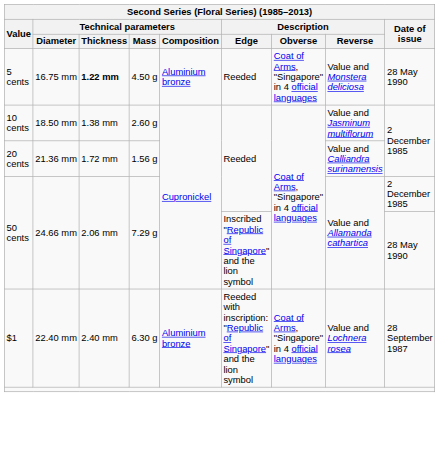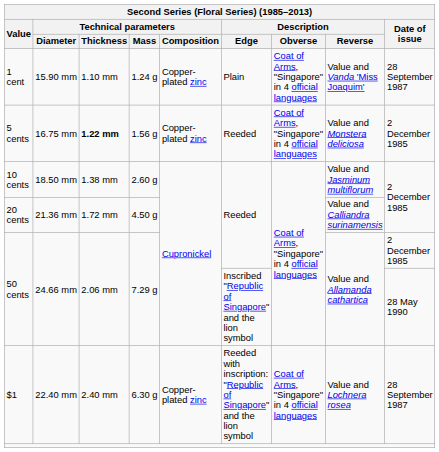+ row: (15, 77)
(144, 77) 4.50 g -> (144, 134) 1.56 g
(184, 77) Aluminium bronze -> (184, 134) Copper-plated zinc
(402, 77) 28 May 1990 -> (409, 134) 2 December 1985
(144, 159) 1.56 g -> (144, 215) 4.50 g
(184, 338) Aluminium bronze -> (184, 395) Copper-plated zinc
